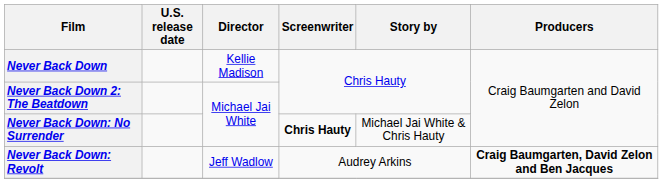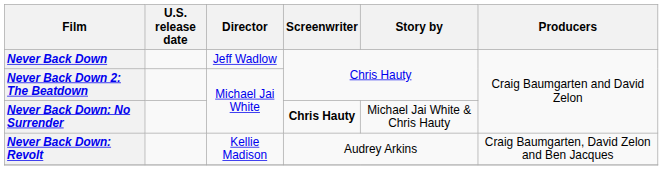(241, 65) Kellie Madison -> (245, 59) Jeff Wadlow
(241, 162) Jeff Wadlow -> (245, 148) Kellie Madison
(564, 162) bold -> (568, 148) normal
